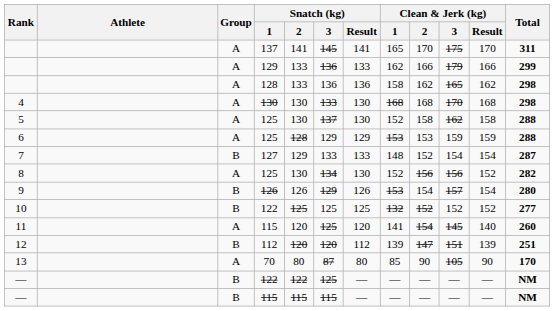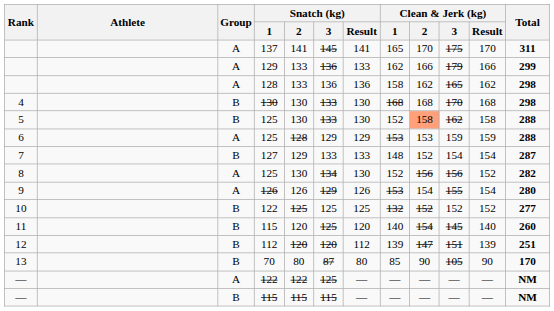(236, 102) A -> (236, 102) B
(236, 119) A -> (236, 119) B
(329, 119) 137 -> (329, 119) 133
(425, 119) no background -> (425, 119) lightsalmon background
(236, 191) B -> (236, 191) A
(454, 191) 157 -> (454, 191) 155
(236, 226) A -> (236, 226) B
(395, 226) 141 -> (395, 226) 140
(236, 262) A -> (236, 262) B
(236, 279) B -> (236, 279) A
